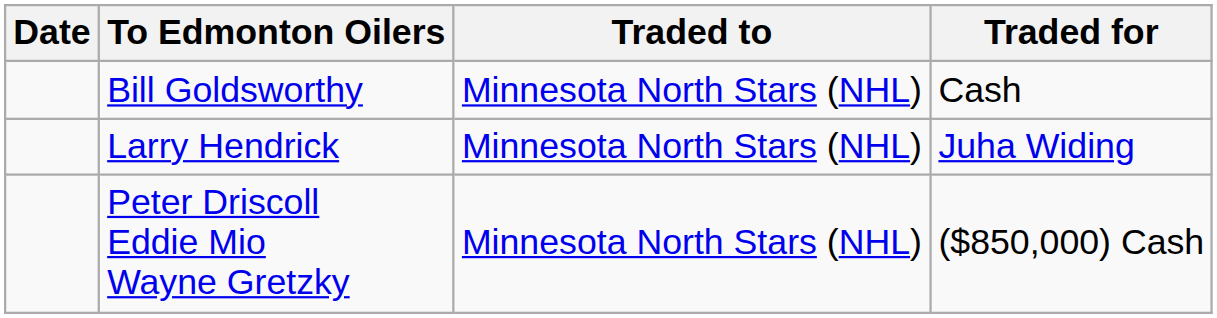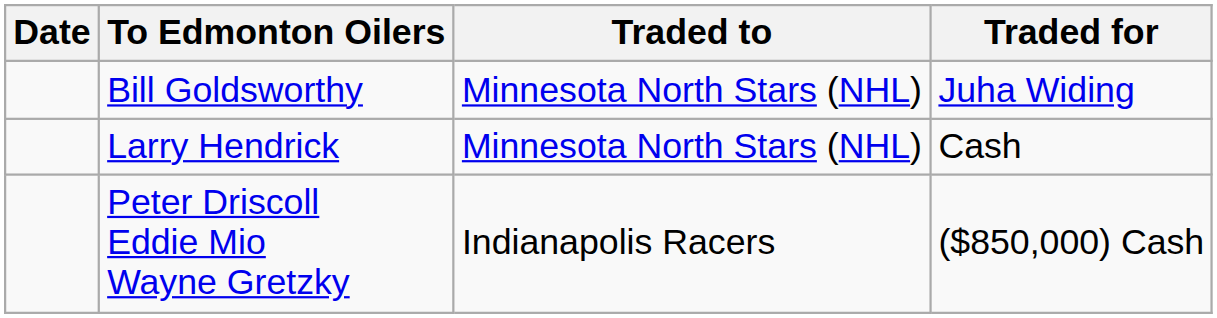(980, 89) Cash -> (1037, 89) Juha Widing
(1037, 145) Juha Widing -> (980, 145) Cash
(692, 242) Minnesota North Stars (NHL) -> (619, 242) Indianapolis Racers
